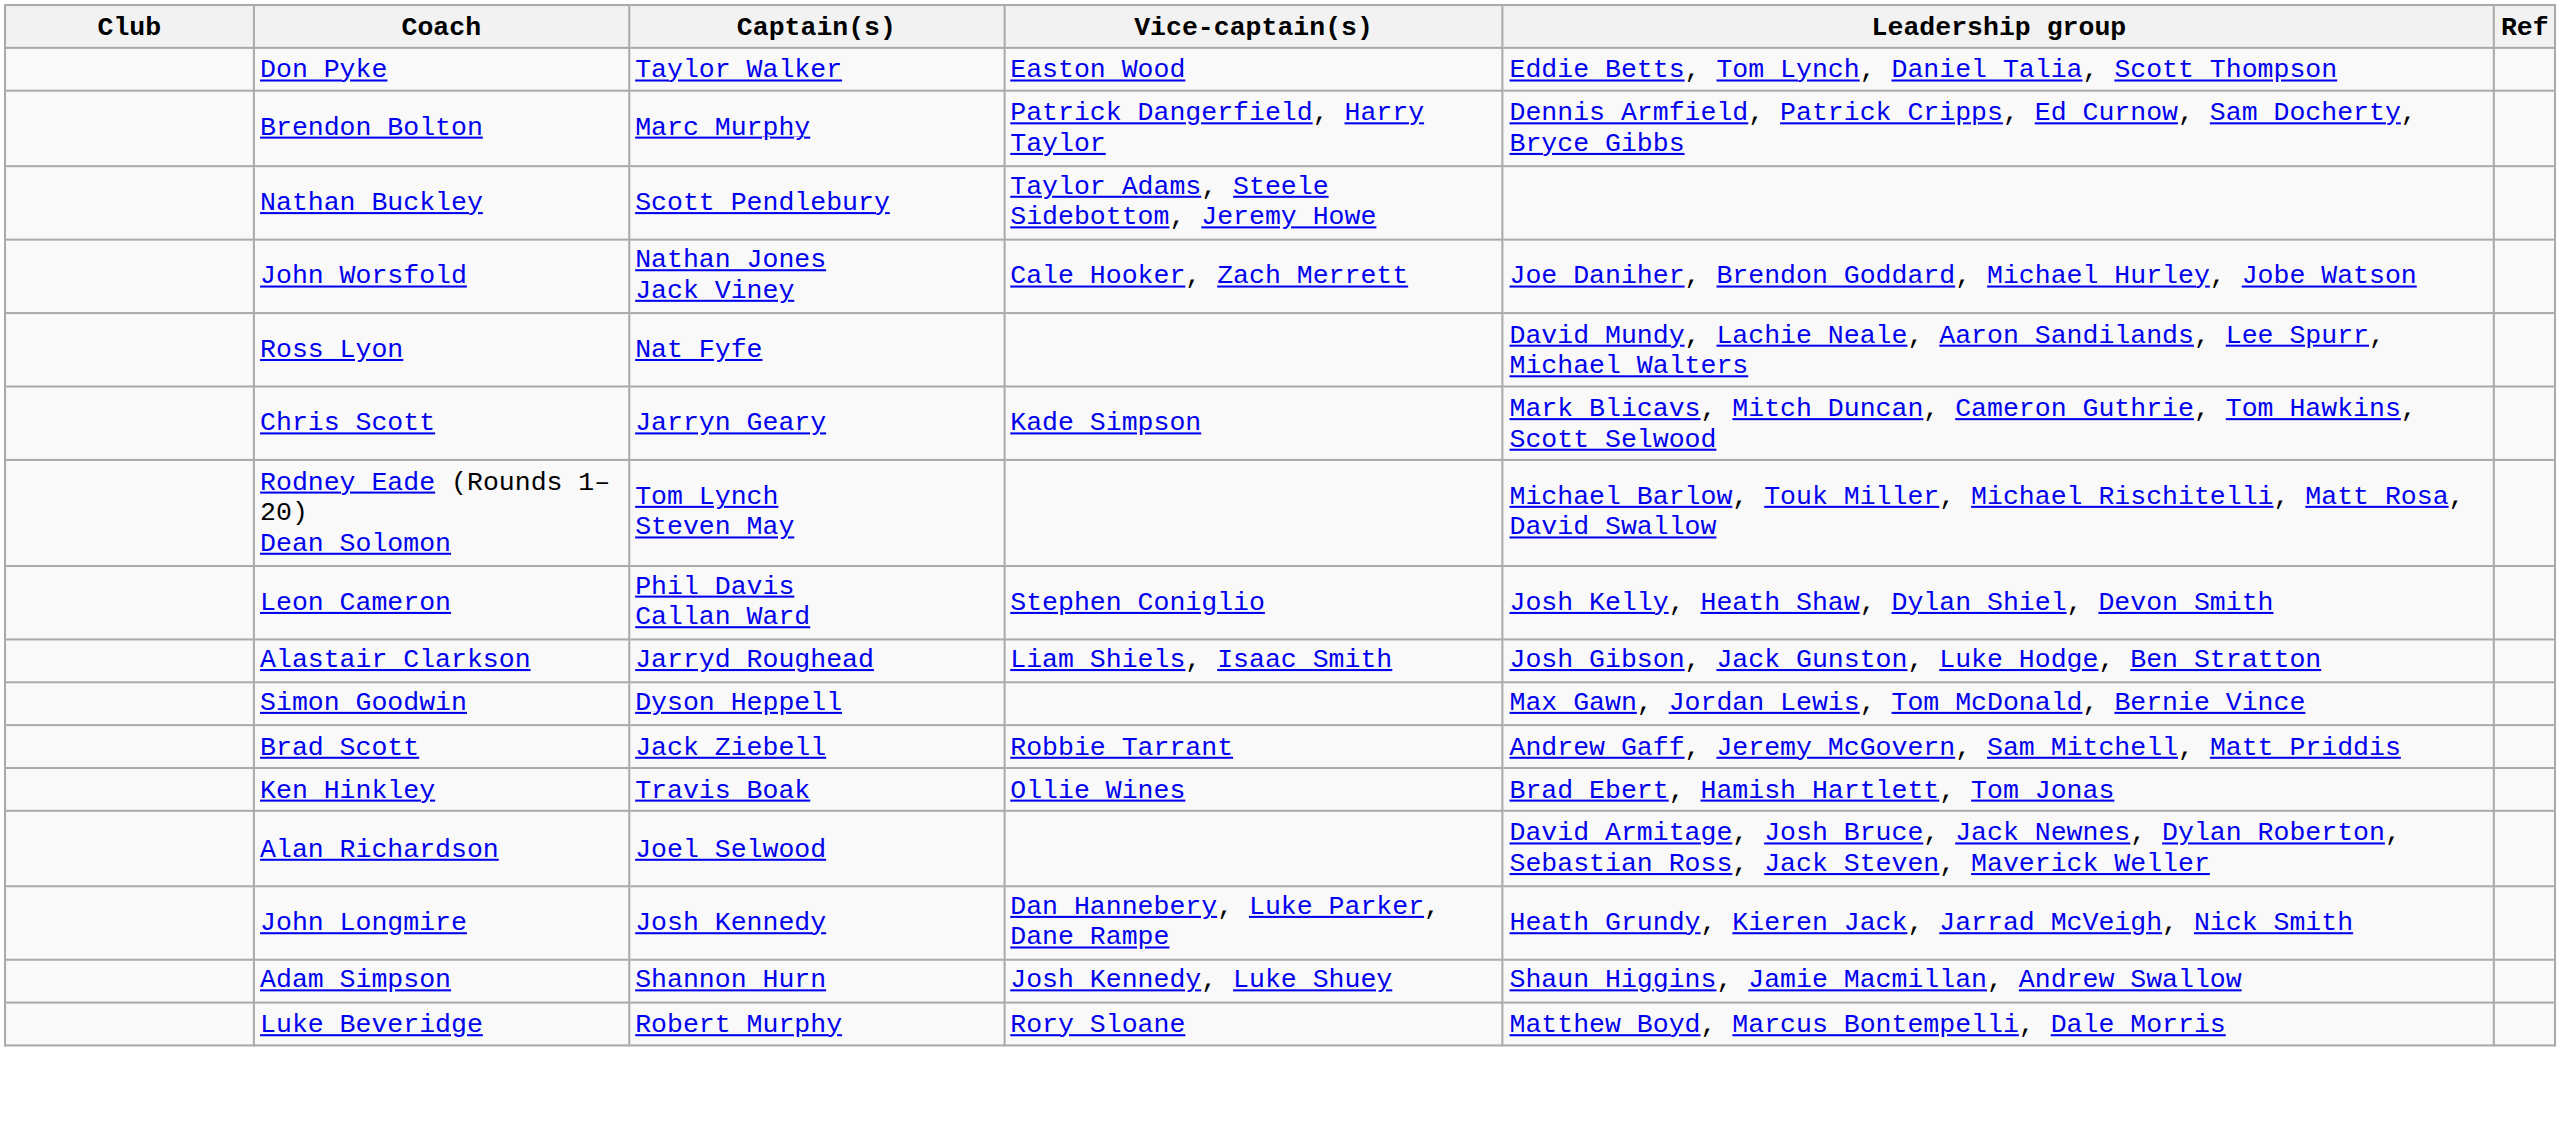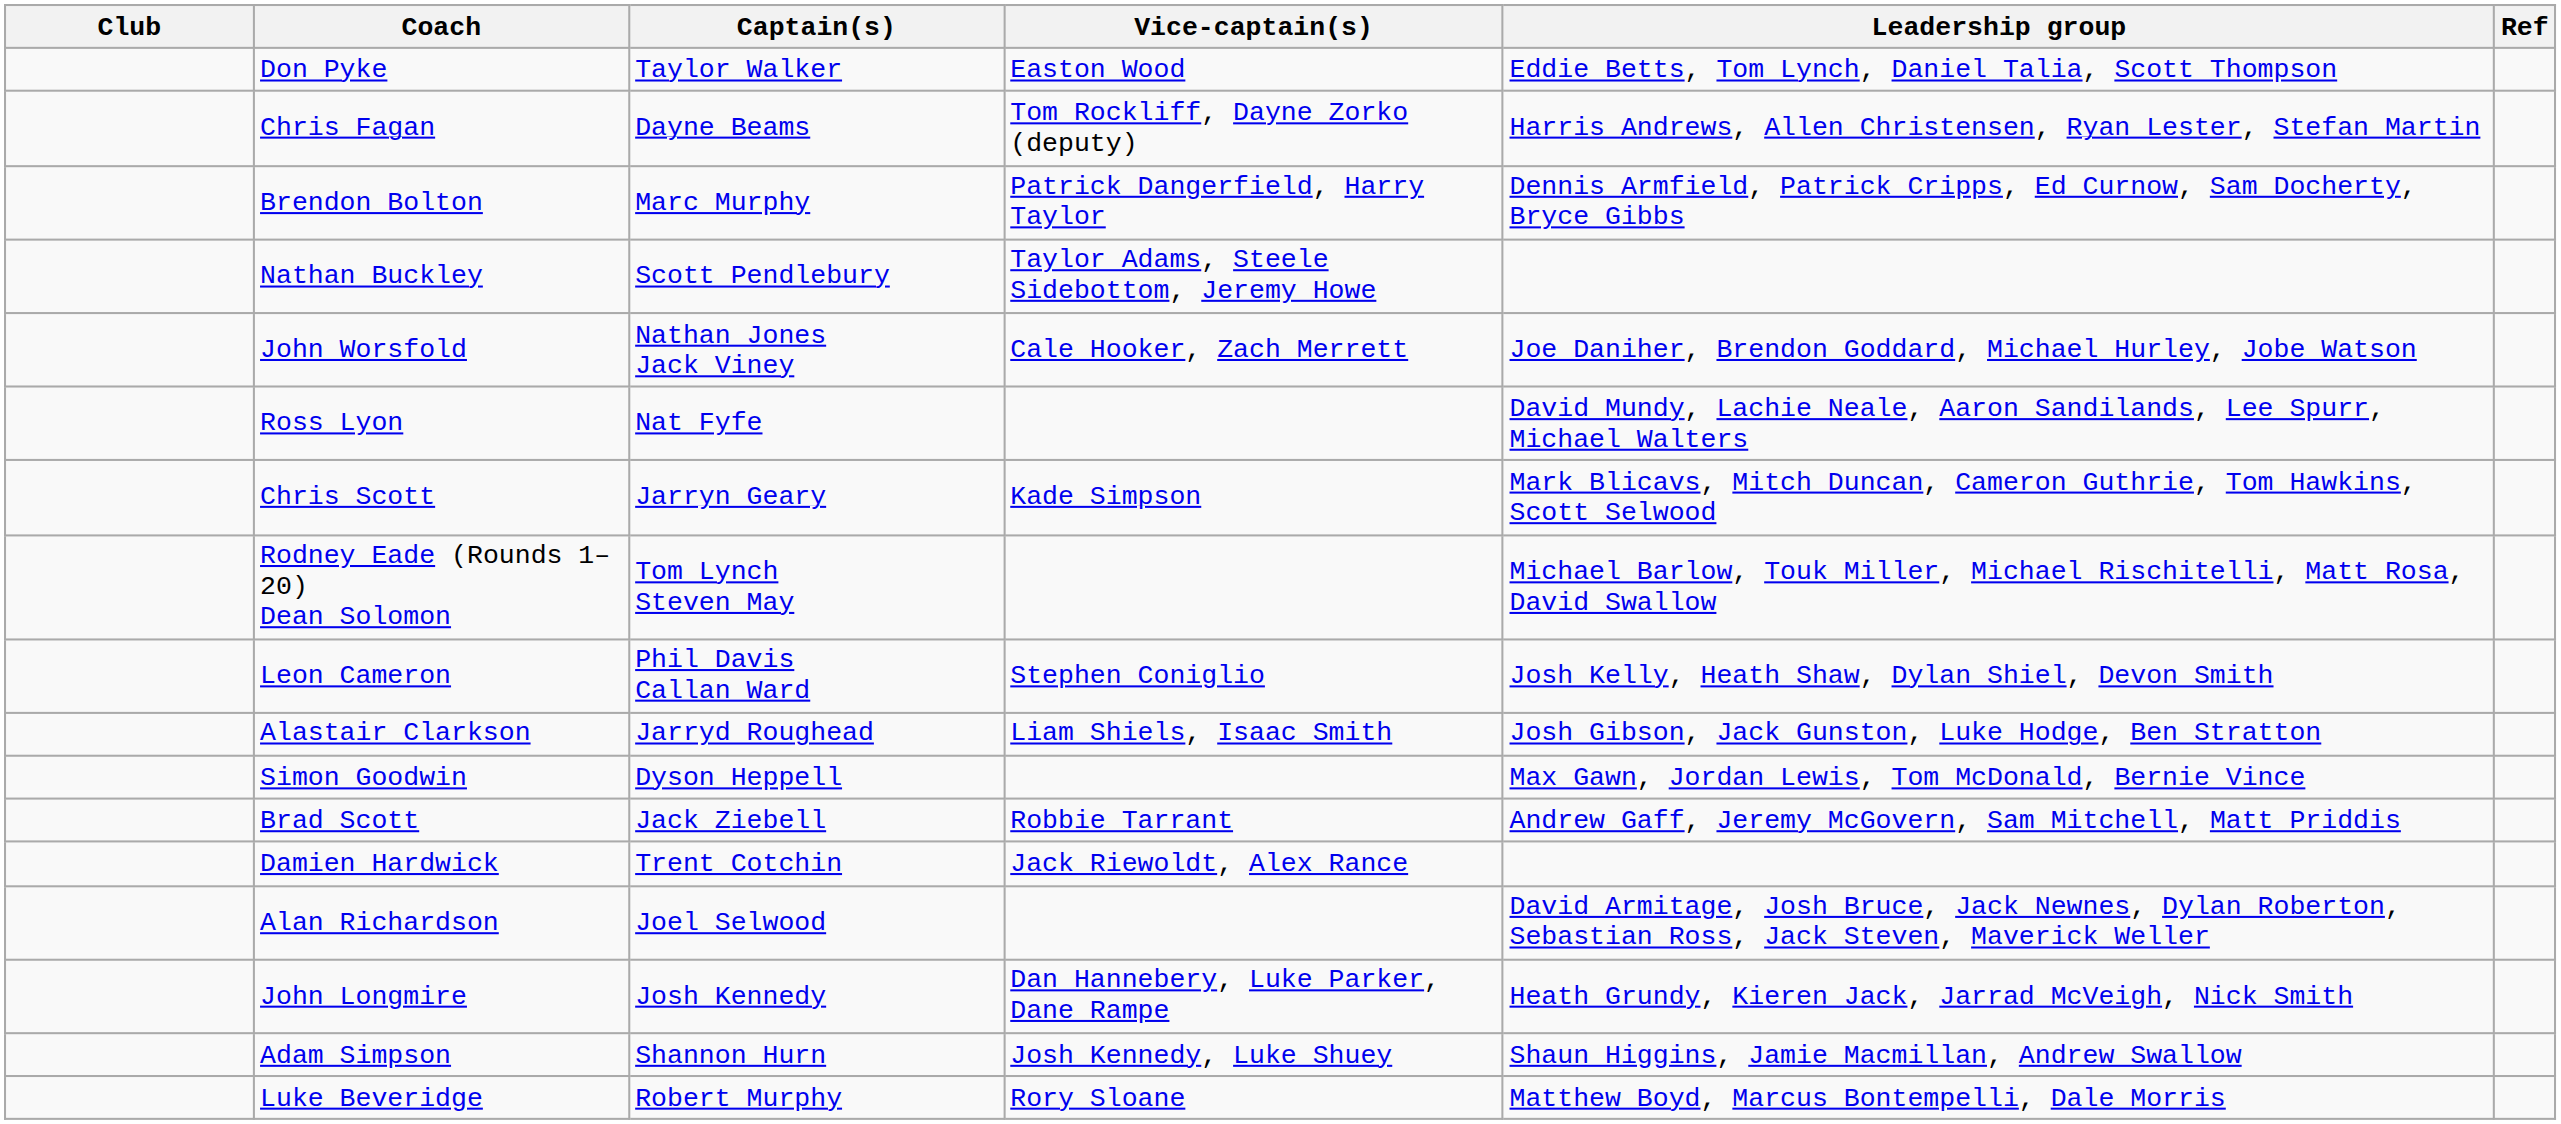+ row: (348, 128)
- row: (348, 790)
+ row: (379, 864)
